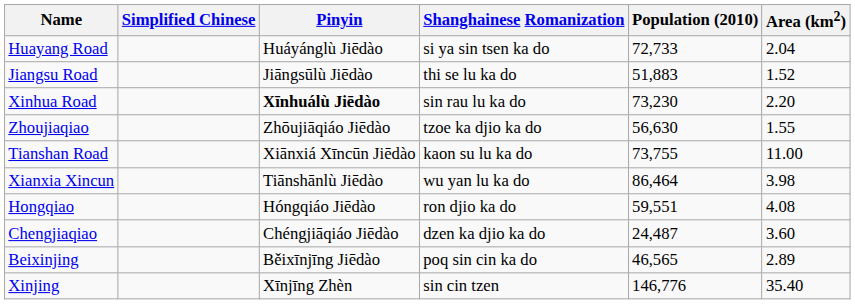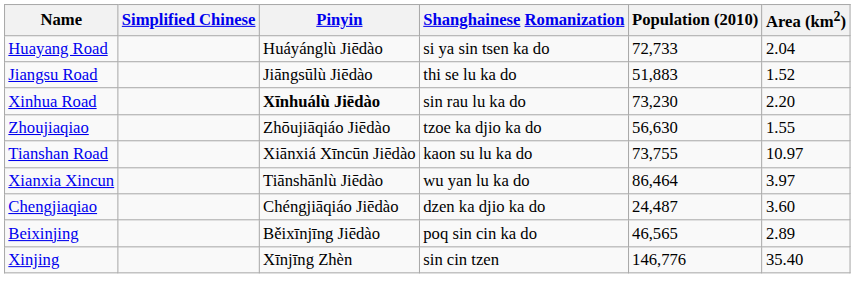(784, 154) 11.00 -> (785, 154) 10.97
(780, 180) 3.98 -> (780, 180) 3.97
- row: (41, 206)
